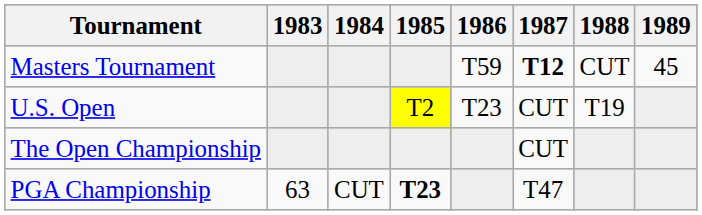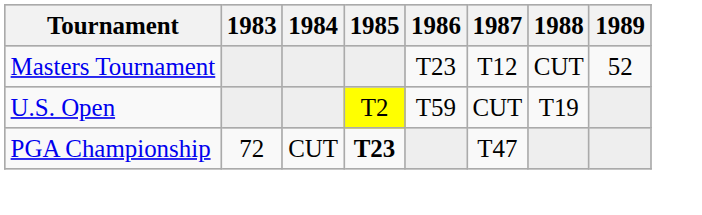(482, 66) T59 -> (436, 66) T23
(543, 66) bold -> (497, 66) normal
(666, 66) 45 -> (620, 66) 52
(482, 107) T23 -> (436, 107) T59
- row: (136, 148)
(298, 189) 63 -> (252, 148) 72
